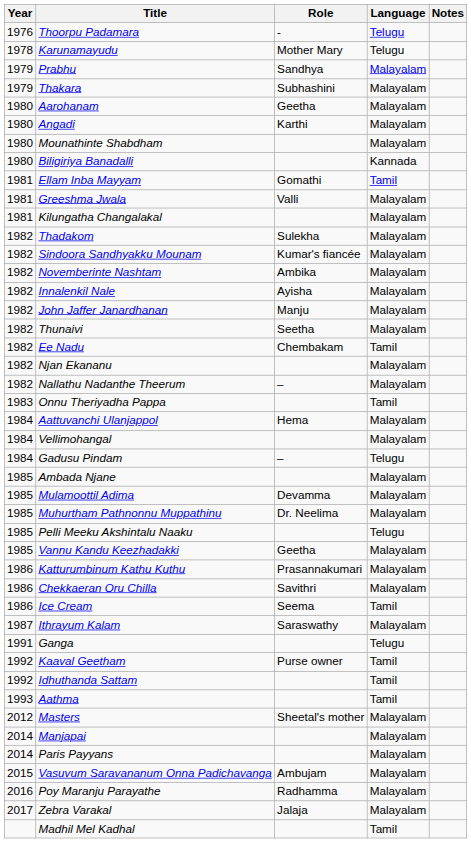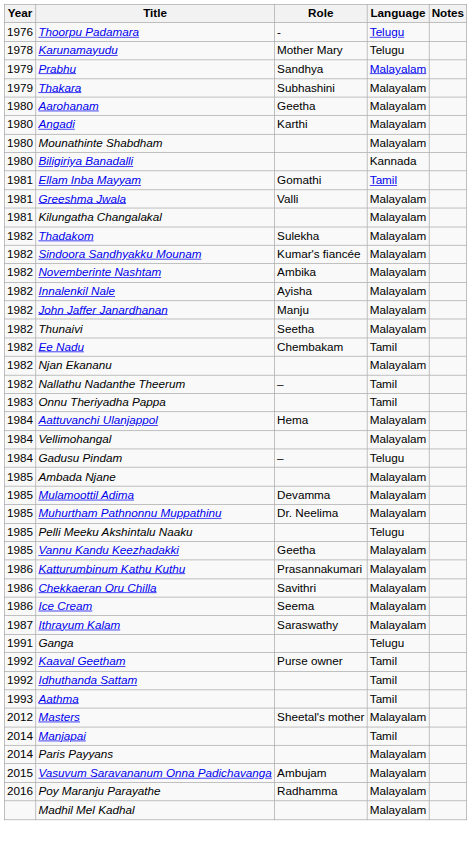(398, 384) Malayalam -> (383, 384) Tamil
(383, 606) Tamil -> (398, 606) Malayalam
(398, 736) Malayalam -> (383, 736) Tamil
- row: (75, 810)
(383, 828) Tamil -> (398, 810) Malayalam
